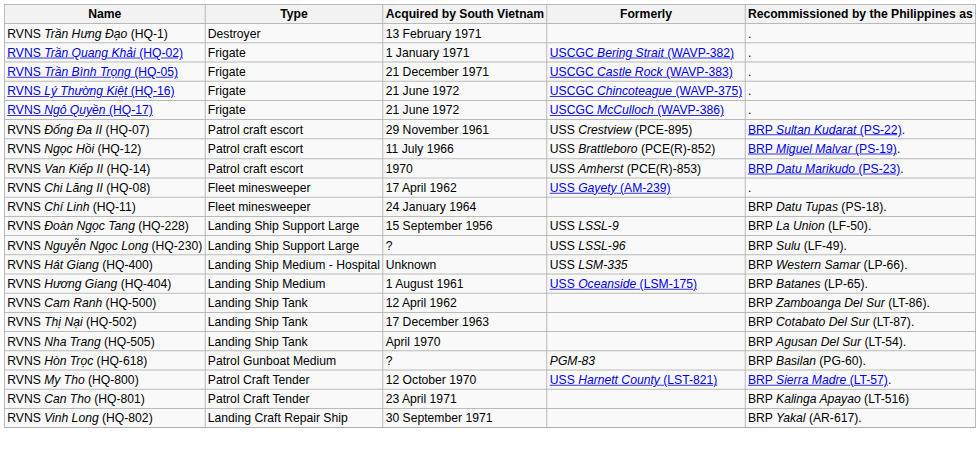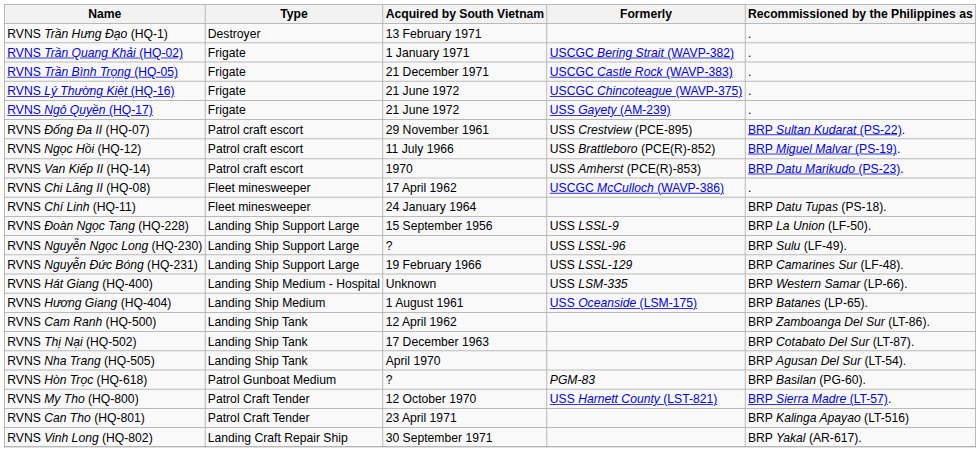(637, 110) USCGC McCulloch (WAVP-386) -> (610, 110) USS Gayety (AM-239)
(610, 187) USS Gayety (AM-239) -> (637, 187) USCGC McCulloch (WAVP-386)
+ row: (102, 264)
